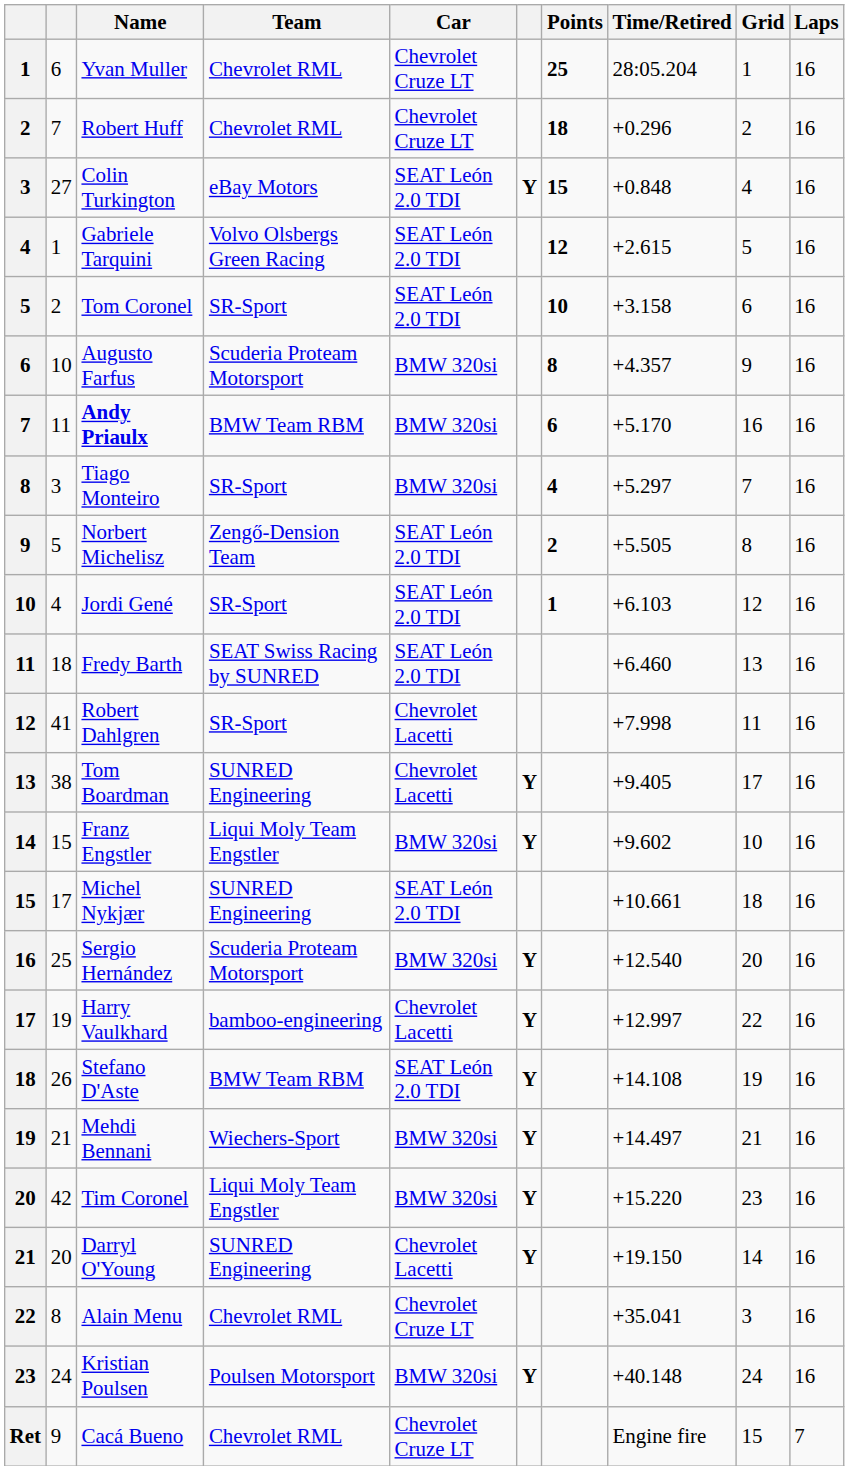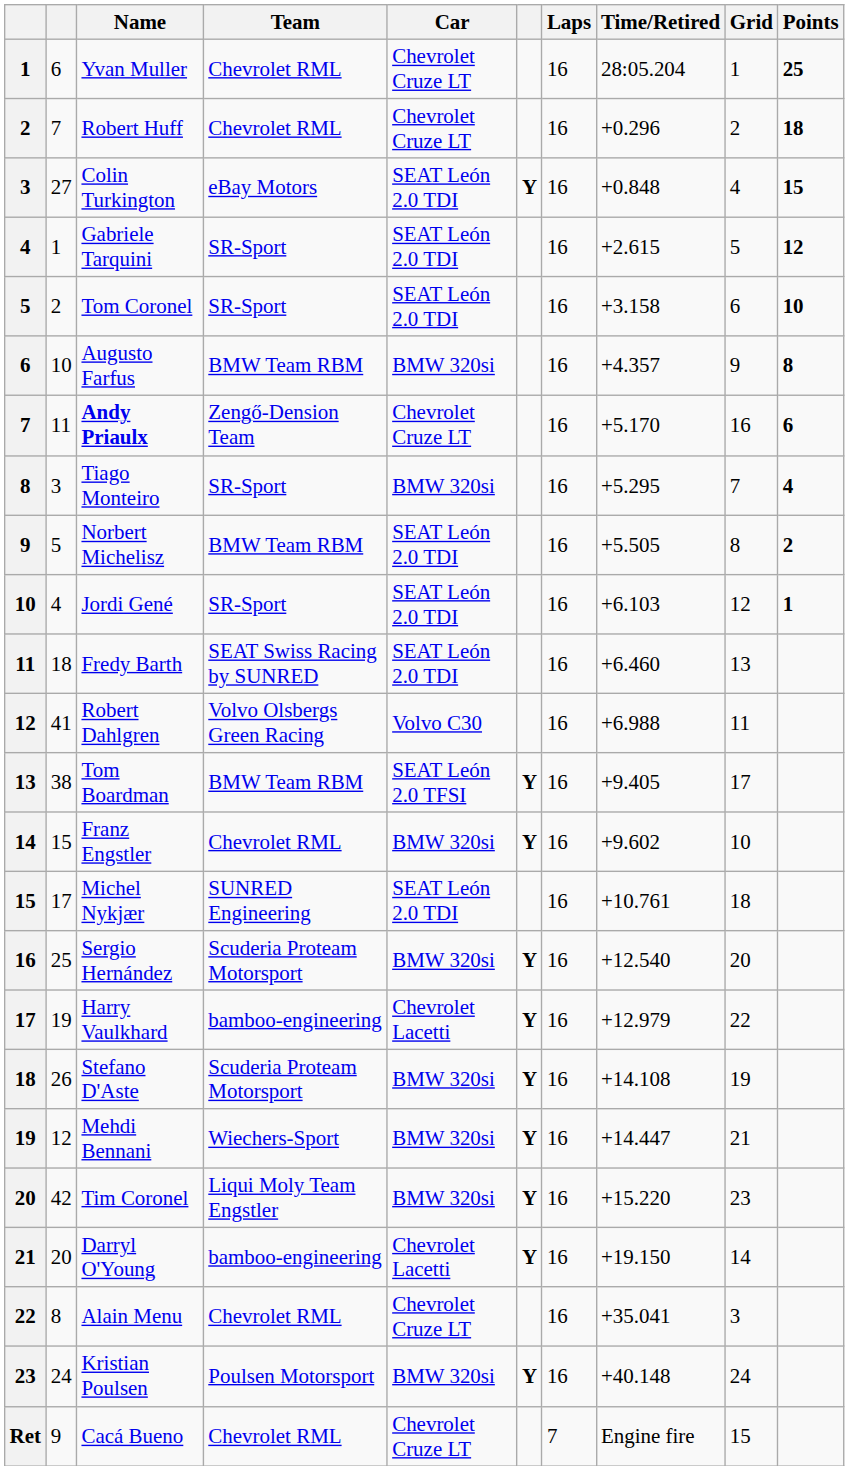columns swapped: (816, 21) <-> (575, 21)
(273, 247) Volvo Olsbergs Green Racing -> (247, 247) SR-Sport
(283, 366) Scuderia Proteam Motorsport -> (286, 366) BMW Team RBM
(286, 425) BMW Team RBM -> (273, 425) Zengő-Dension Team
(446, 425) BMW 320si -> (433, 425) Chevrolet Cruze LT
(642, 484) +5.297 -> (630, 484) +5.295
(274, 544) Zengő-Dension Team -> (286, 544) BMW Team RBM
(248, 722) SR-Sport -> (273, 722) Volvo Olsbergs Green Racing
(436, 722) Chevrolet Lacetti -> (437, 722) Volvo C30
(642, 722) +7.998 -> (630, 722) +6.988
(260, 782) SUNRED Engineering -> (286, 782) BMW Team RBM
(436, 782) Chevrolet Lacetti -> (441, 782) SEAT León 2.0 TFSI
(282, 841) Liqui Moly Team Engstler -> (275, 841) Chevrolet RML
(647, 900) +10.661 -> (636, 900) +10.761
(647, 1019) +12.997 -> (636, 1019) +12.979
(286, 1079) BMW Team RBM -> (282, 1079) Scuderia Proteam Motorsport
(444, 1079) SEAT León 2.0 TDI -> (443, 1079) BMW 320si
(61, 1138) 21 -> (61, 1138) 12
(647, 1138) +14.497 -> (636, 1138) +14.447
(260, 1257) SUNRED Engineering -> (295, 1257) bamboo-engineering
